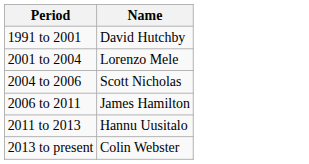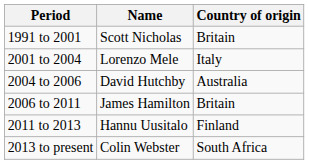+ column: (249, 15)
(143, 37) David Hutchby -> (141, 37) Scott Nicholas
(141, 81) Scott Nicholas -> (143, 81) David Hutchby
